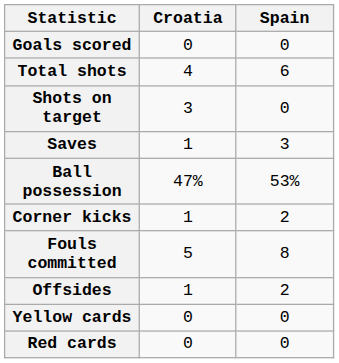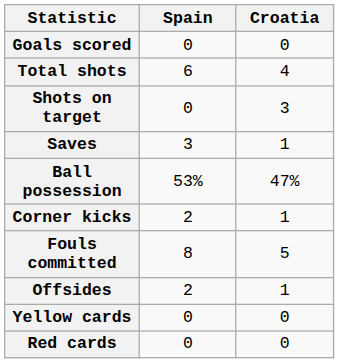columns swapped: (188, 18) <-> (285, 18)
